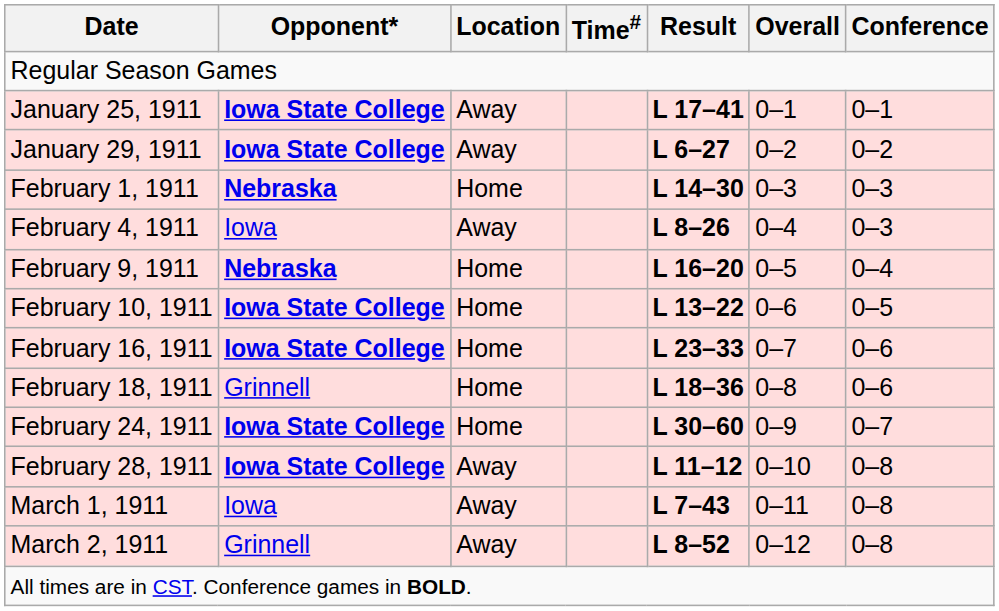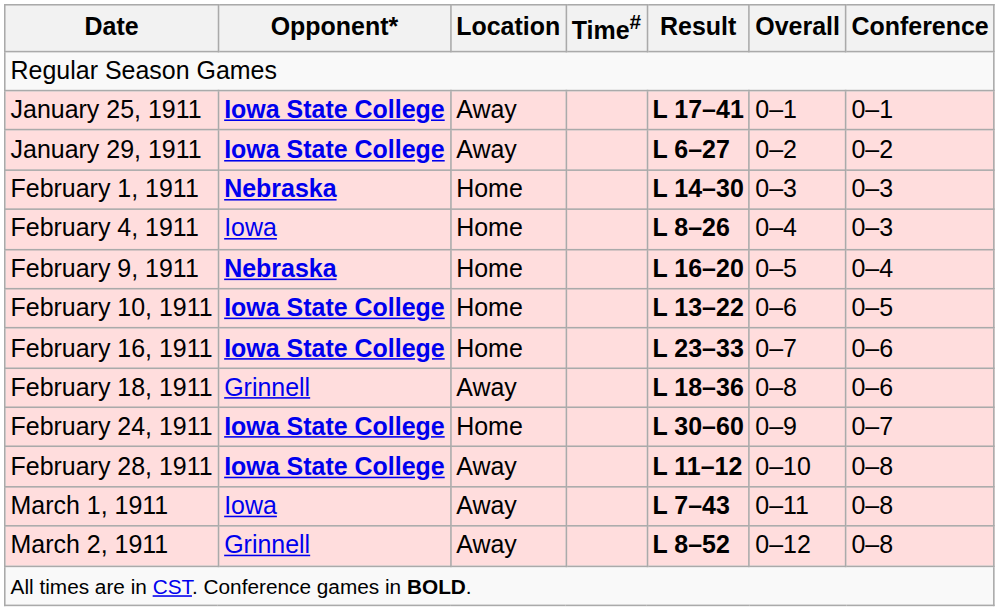(487, 228) Away -> (490, 228) Home
(490, 387) Home -> (487, 387) Away
